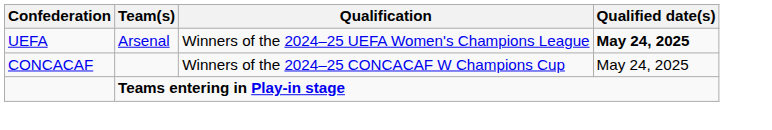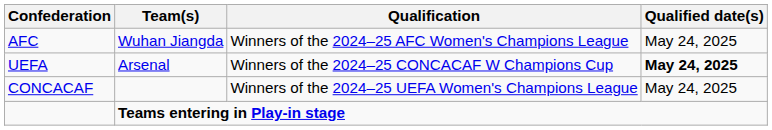+ row: (23, 40)
(386, 40) Winners of the 2024–25 UEFA Women's Champions League -> (422, 64) Winners of the 2024–25 CONCACAF W Champions Cup
(374, 64) Winners of the 2024–25 CONCACAF W Champions Cup -> (434, 88) Winners of the 2024–25 UEFA Women's Champions League
